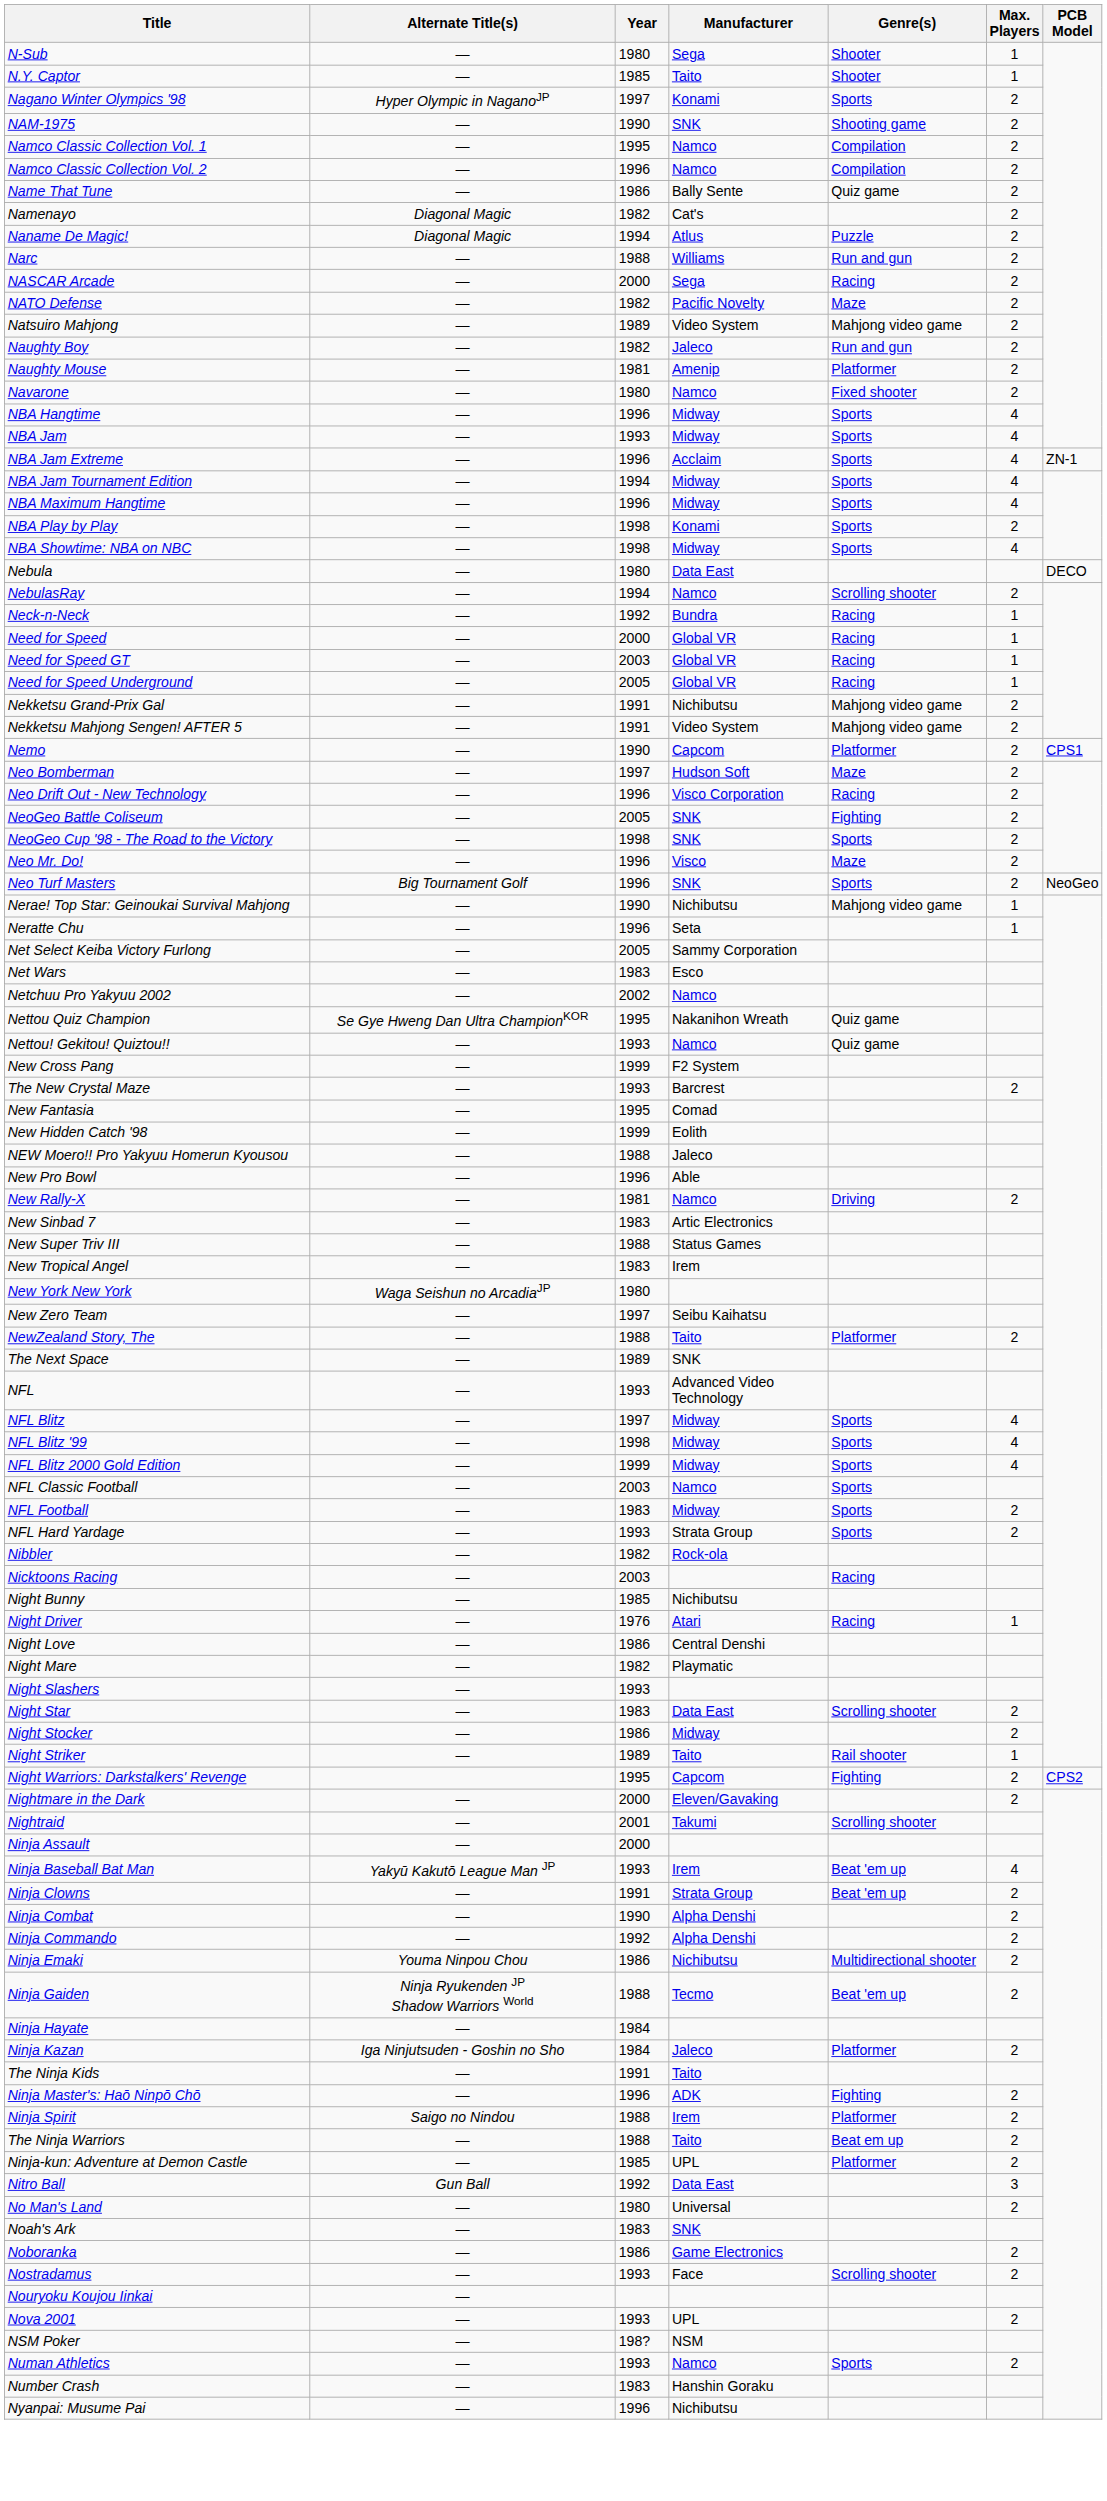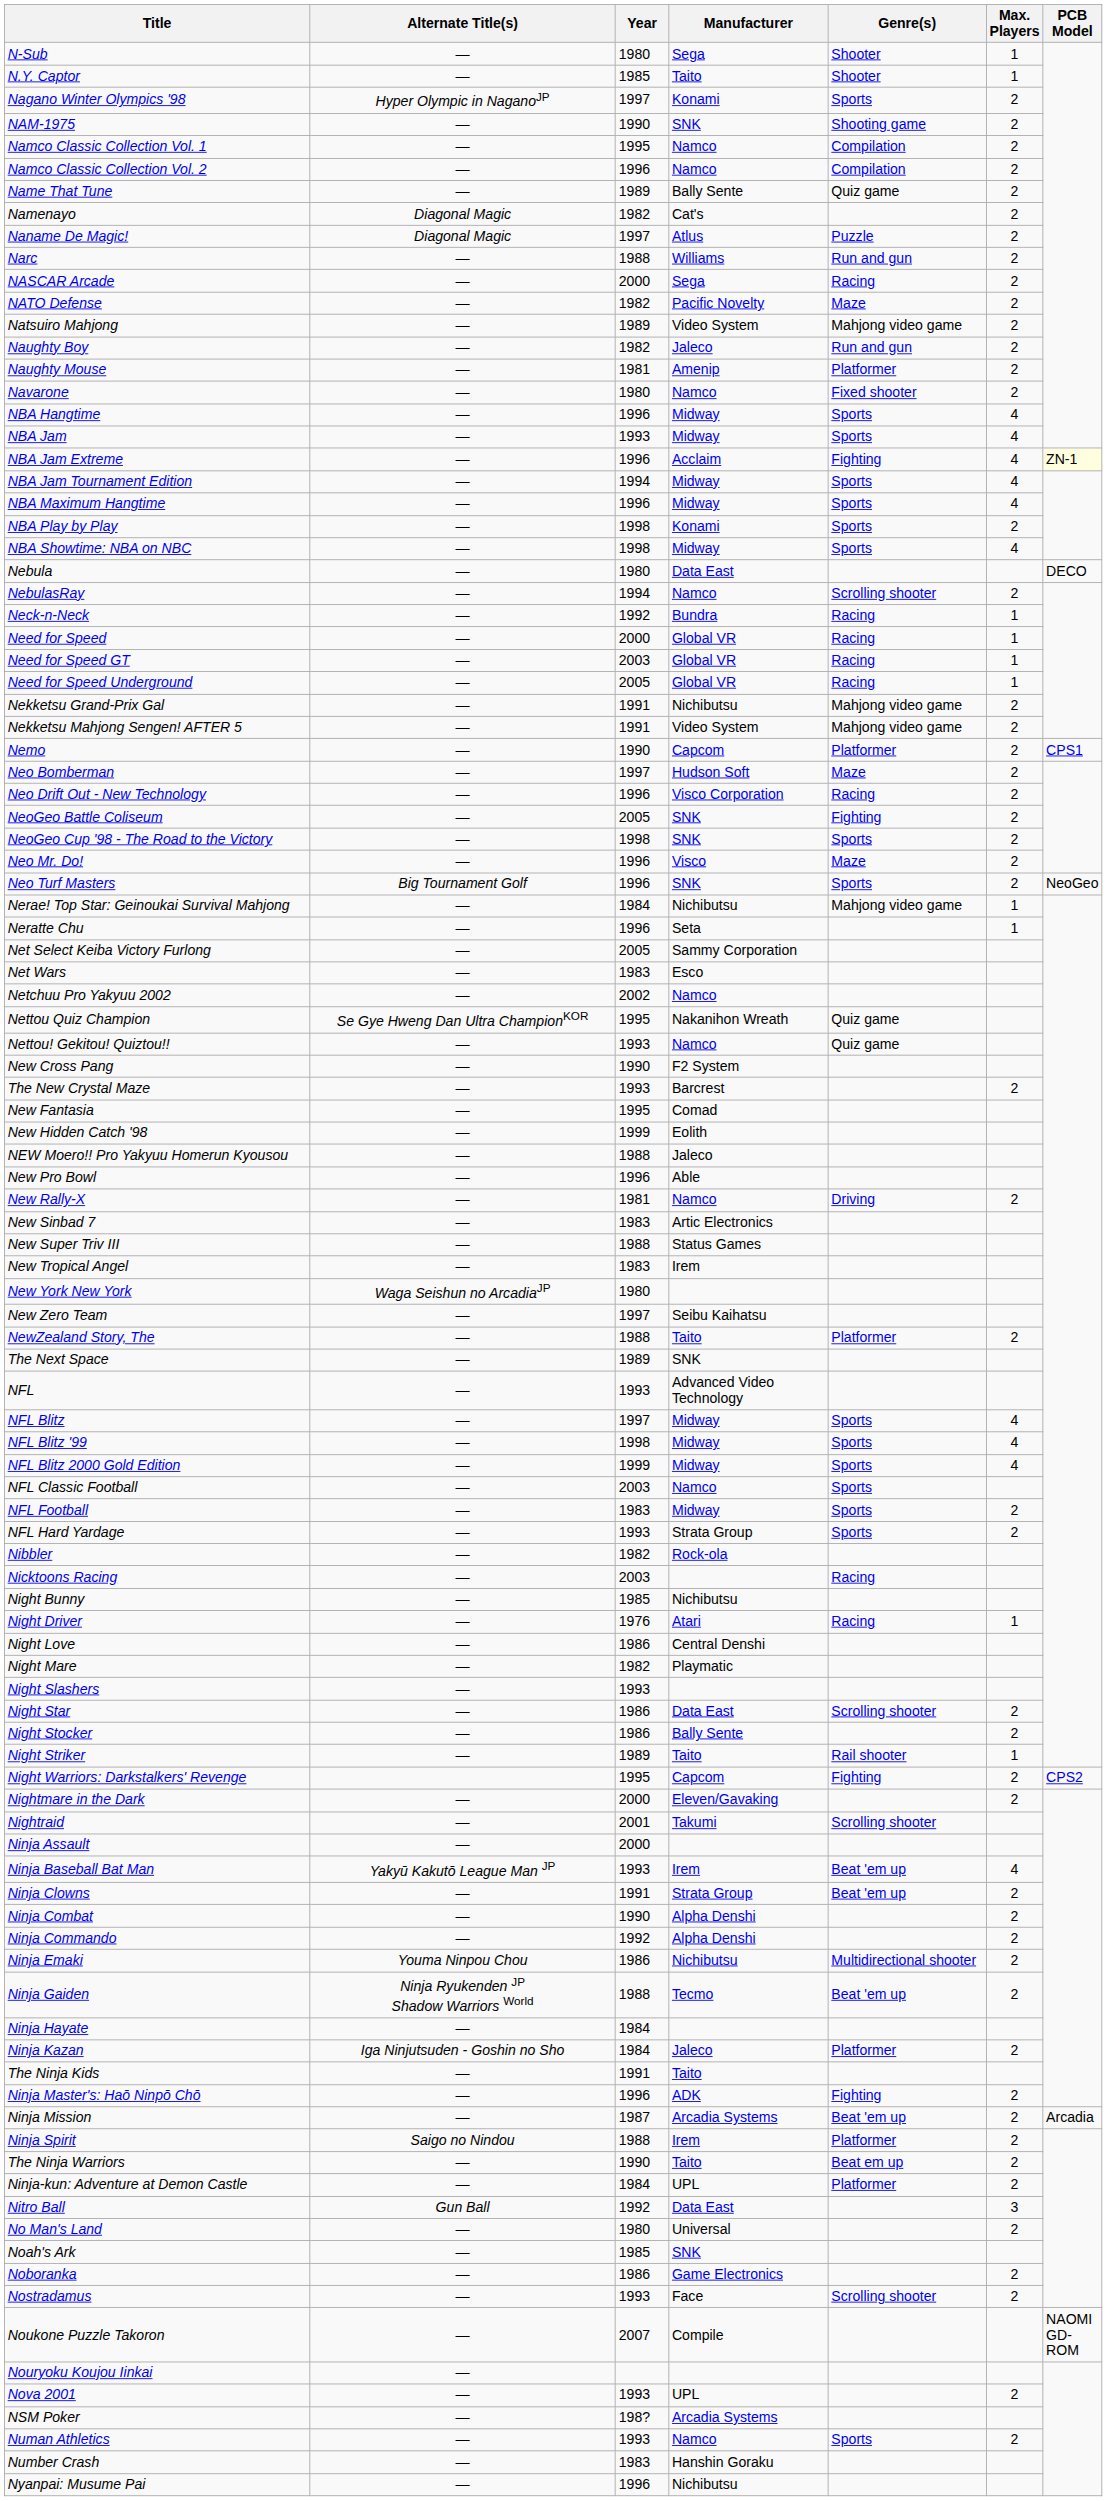(634, 191) 1986 -> (634, 191) 1989
(634, 236) 1994 -> (634, 236) 1997
(852, 459) Sports -> (856, 459) Fighting
(1062, 459) no background -> (1062, 459) lightyellow background
(634, 906) 1990 -> (634, 906) 1984
(634, 1066) 1999 -> (634, 1066) 1990
(634, 1711) 1983 -> (634, 1711) 1986
(696, 1733) Midway -> (708, 1733) Bally Sente
+ row: (50, 2118)
(634, 2140) 1988 -> (634, 2162) 1990
(634, 2162) 1985 -> (634, 2185) 1984
(634, 2229) 1983 -> (634, 2252) 1985
+ row: (86, 2334)
(688, 2341) NSM -> (725, 2417) Arcadia Systems
